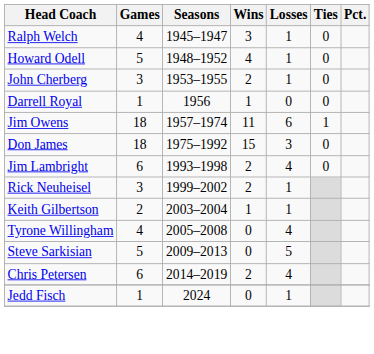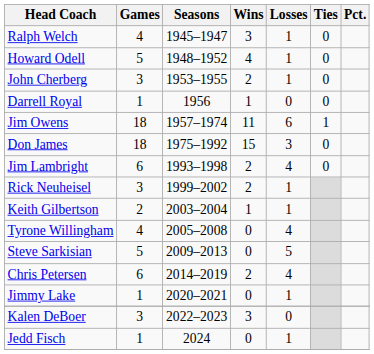+ row: (41, 295)
+ row: (47, 317)
